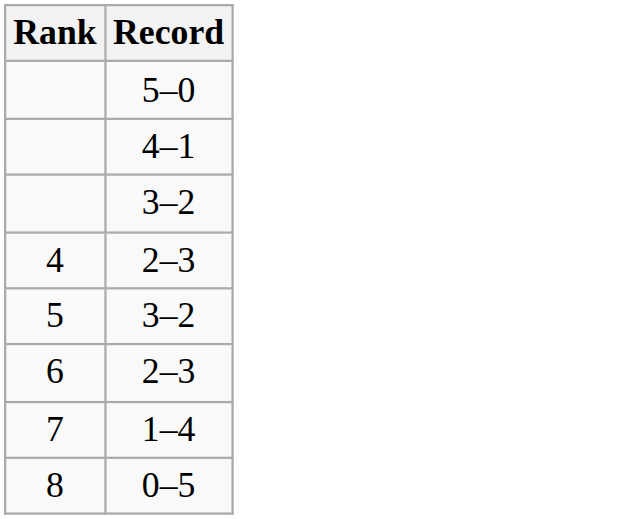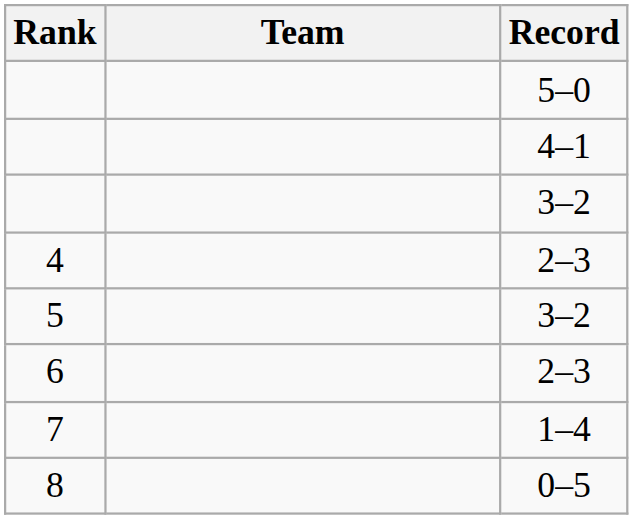+ column: (303, 32)
